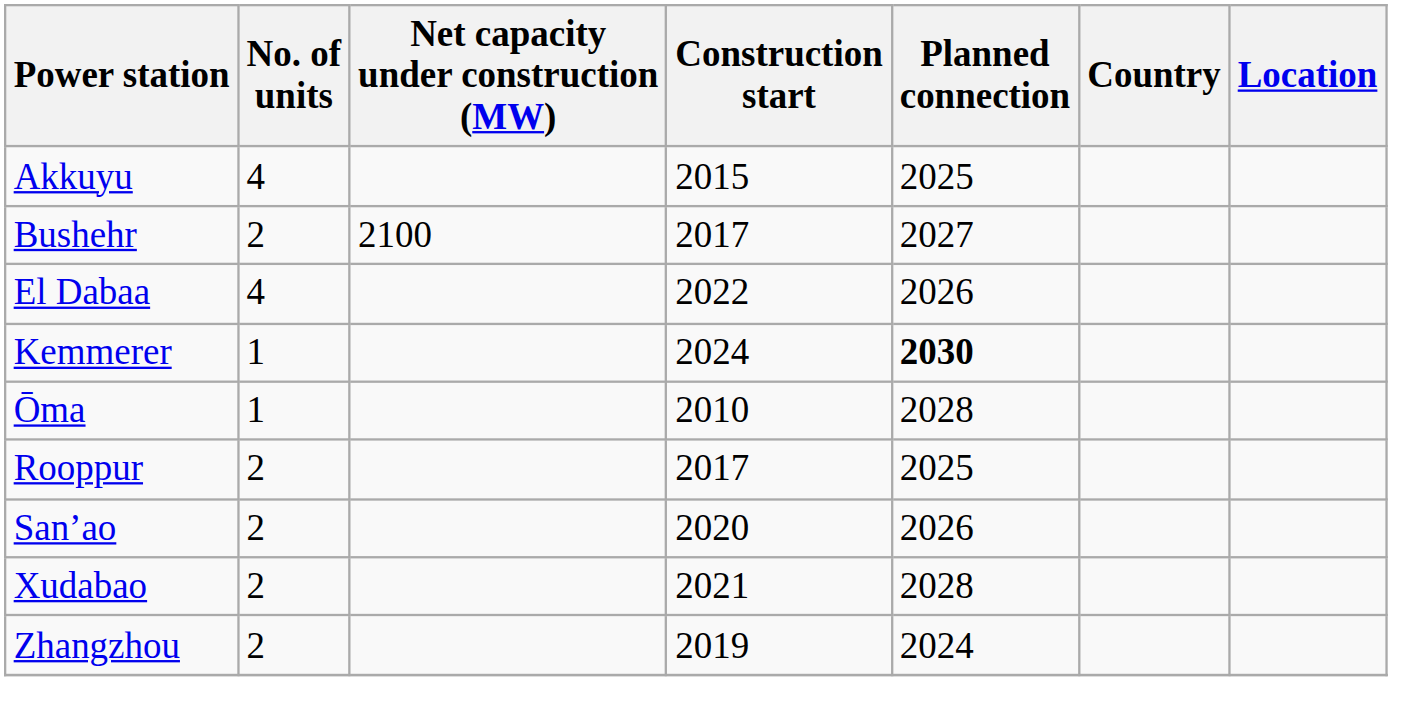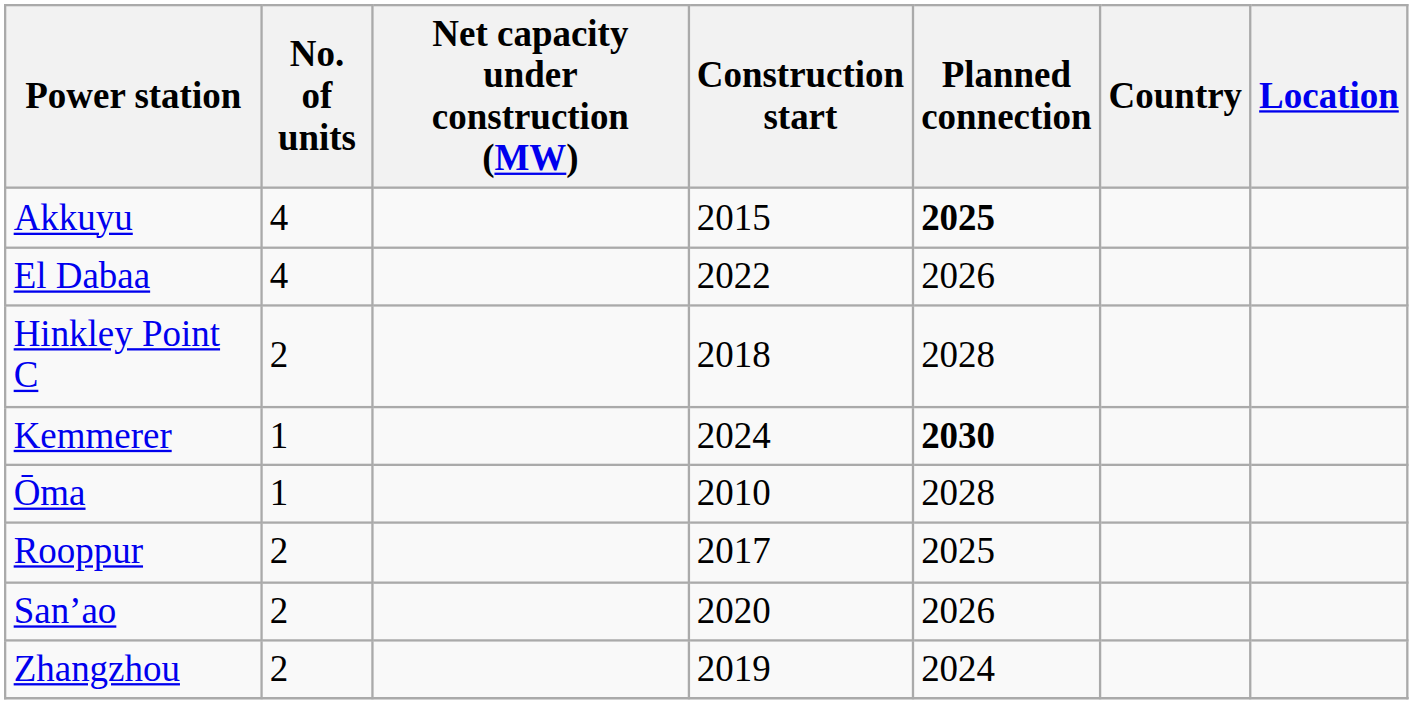(937, 175) normal -> (958, 217) bold
- row: (75, 234)
+ row: (117, 355)
- row: (80, 585)
